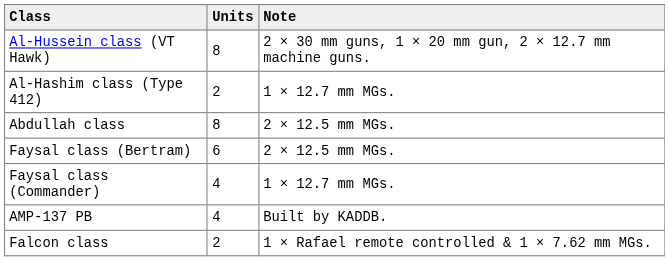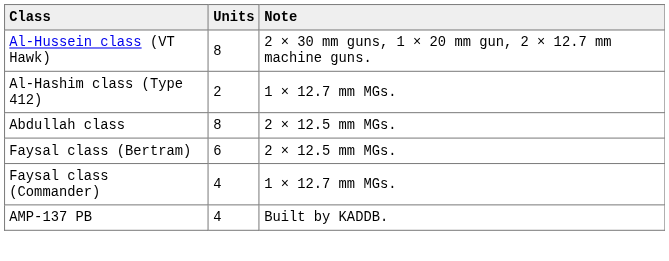- row: (59, 243)
